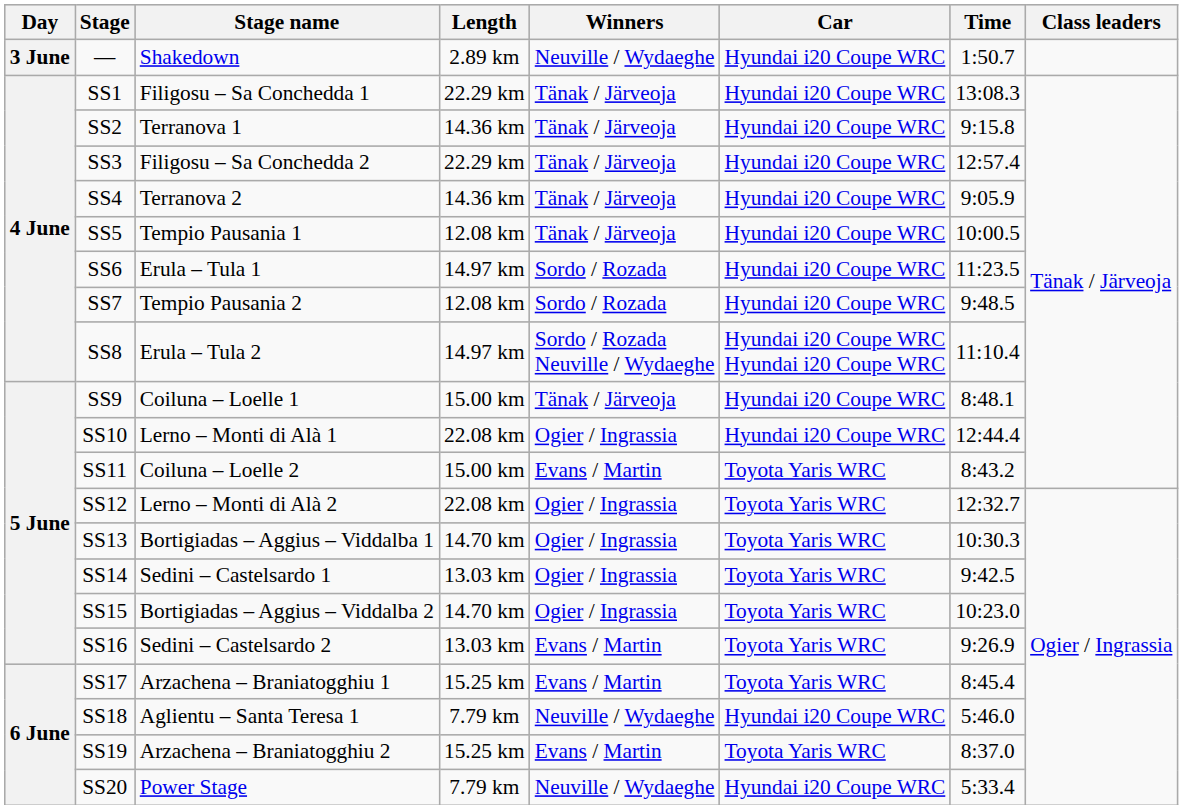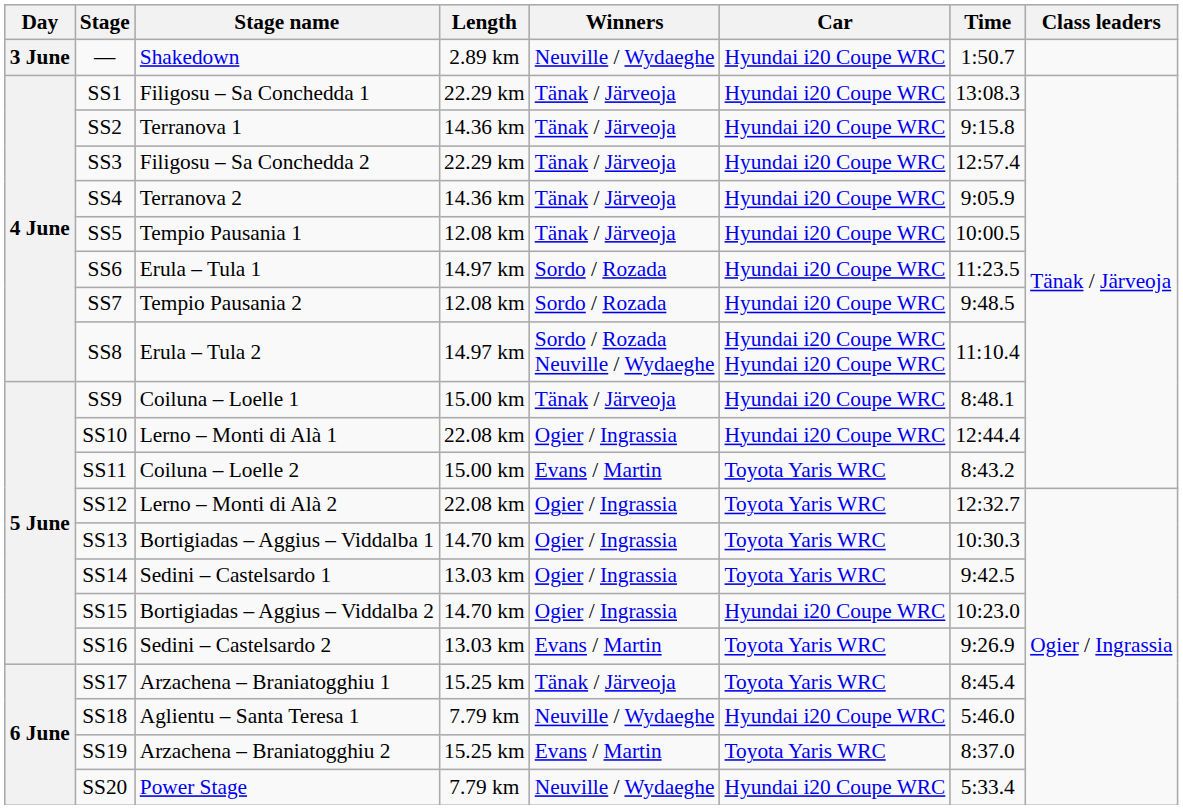(805, 610) Toyota Yaris WRC -> (835, 610) Hyundai i20 Coupe WRC
(598, 680) Evans / Martin -> (605, 680) Tänak / Järveoja
